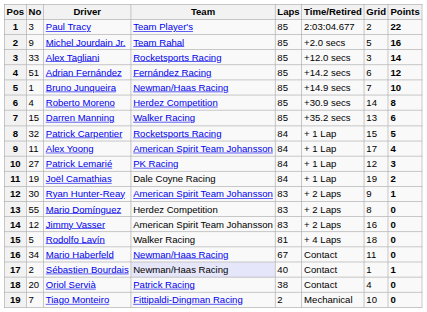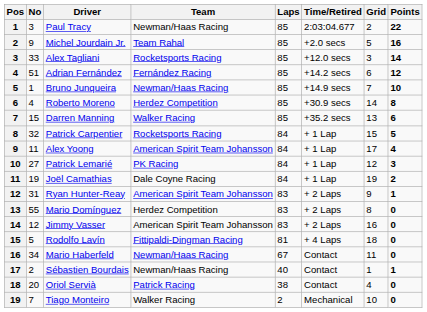(163, 27) Team Player's -> (181, 27) Newman/Haas Racing
(34, 194) 30 -> (34, 194) 31
(164, 239) Walker Racing -> (188, 239) Fittipaldi-Dingman Racing
(181, 270) lavender background -> (181, 270) no background
(188, 300) Fittipaldi-Dingman Racing -> (164, 300) Walker Racing
